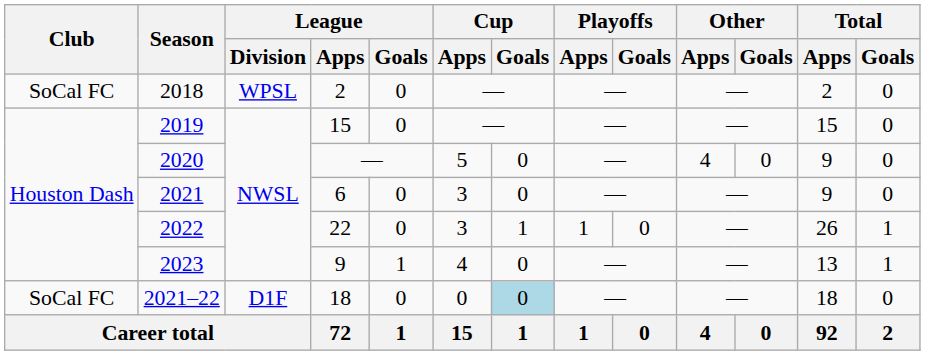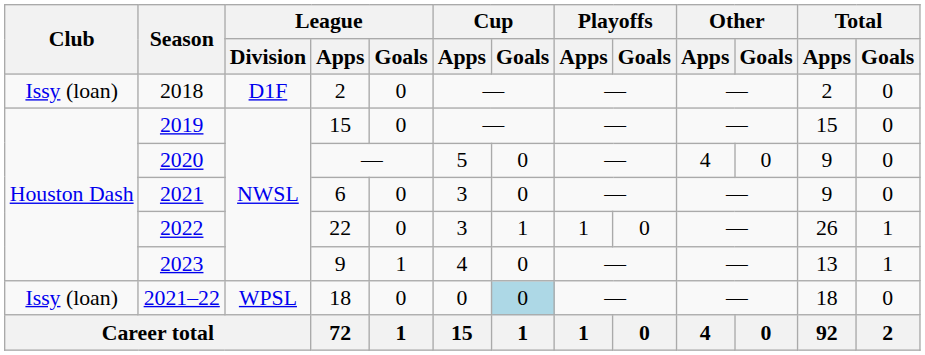(72, 90) SoCal FC -> (72, 90) Issy (loan)
(268, 90) WPSL -> (268, 90) D1F
(72, 297) SoCal FC -> (72, 297) Issy (loan)
(268, 297) D1F -> (268, 297) WPSL
